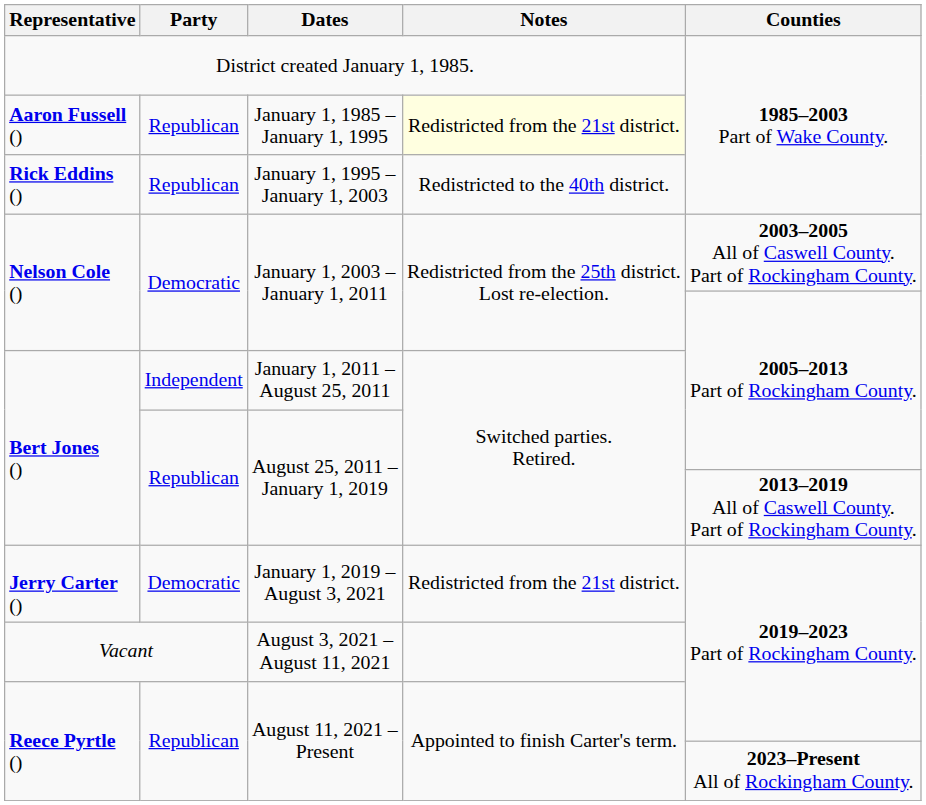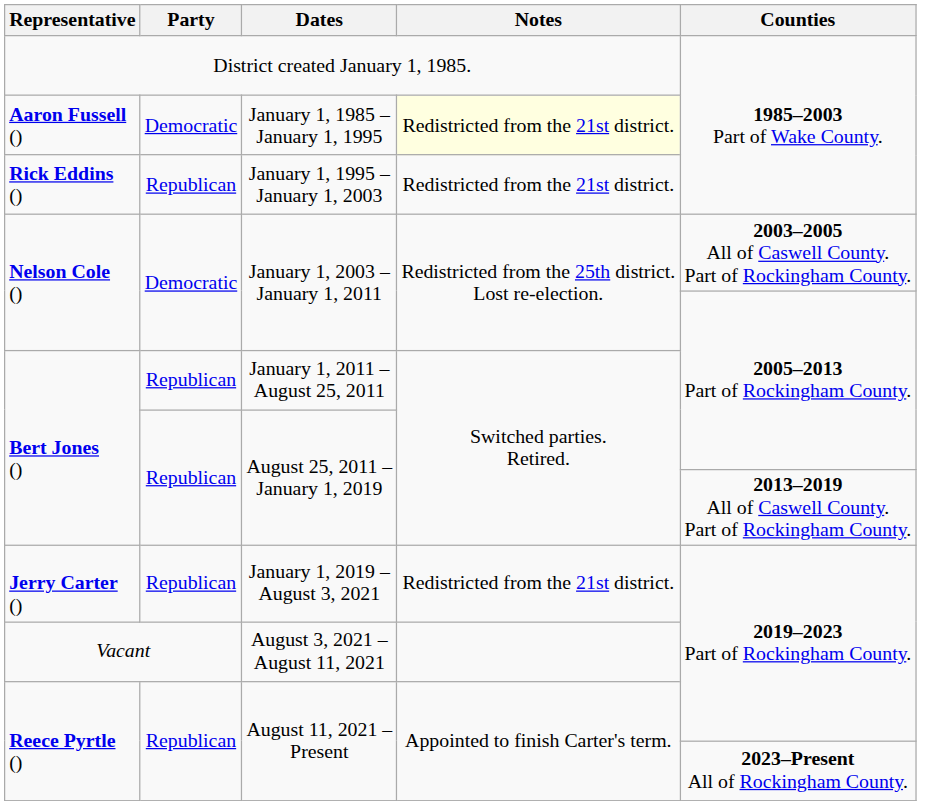(194, 125) Republican -> (191, 125) Democratic
(544, 184) Redistricted to the 40th district. -> (538, 184) Redistricted from the 21st district.
(194, 379) Independent -> (191, 379) Republican
(194, 583) Democratic -> (191, 583) Republican
